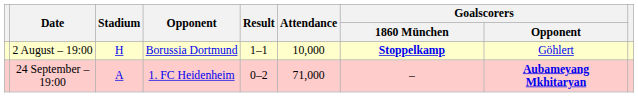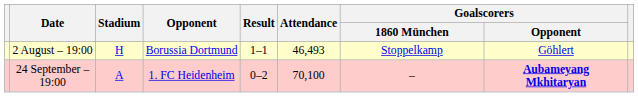(309, 50) 10,000 -> (309, 50) 46,493
(412, 50) bold -> (412, 50) normal
(309, 75) 71,000 -> (309, 75) 70,100
